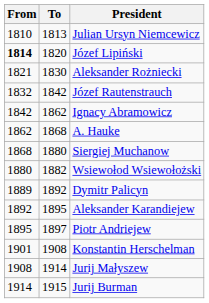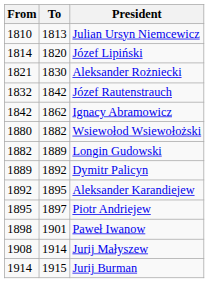(20, 53) bold -> (20, 53) normal
- row: (96, 131)
- row: (121, 151)
+ row: (117, 151)
+ row: (109, 229)
- row: (133, 248)
